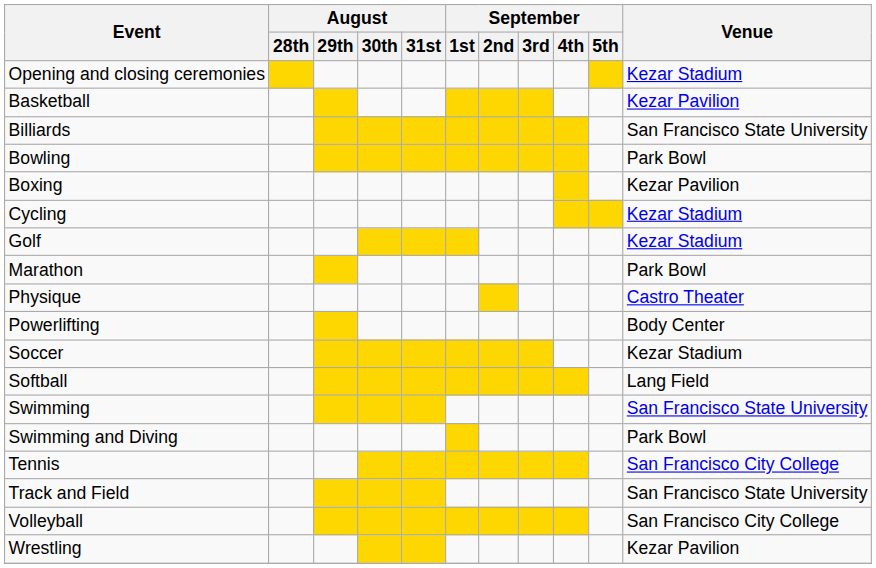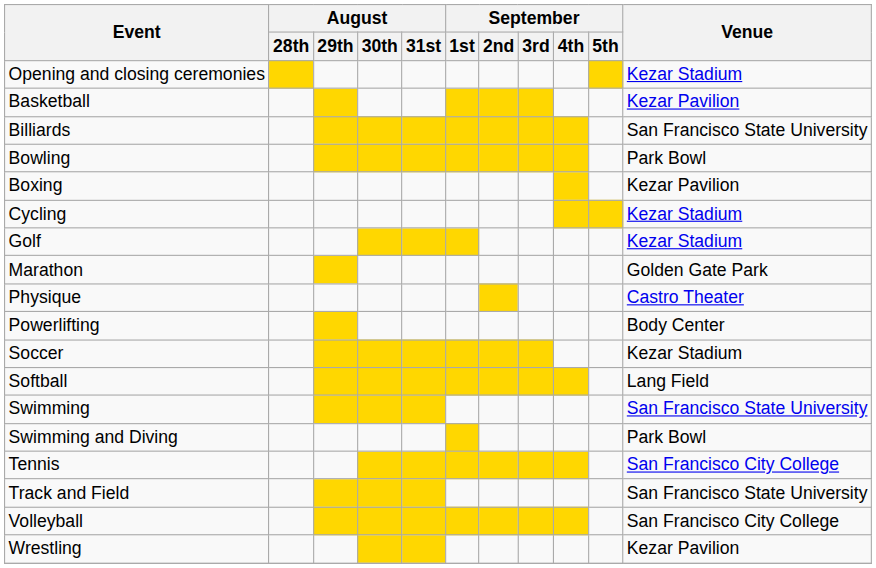(666, 269) Park Bowl -> (697, 269) Golden Gate Park
